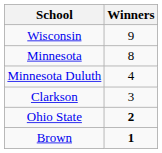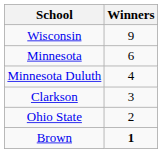(131, 55) 8 -> (131, 55) 6
(131, 117) bold -> (131, 117) normal
